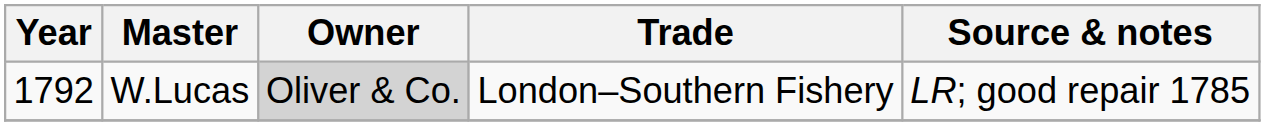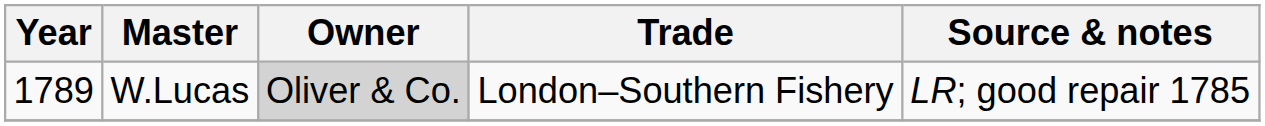(54, 90) 1792 -> (54, 90) 1789
